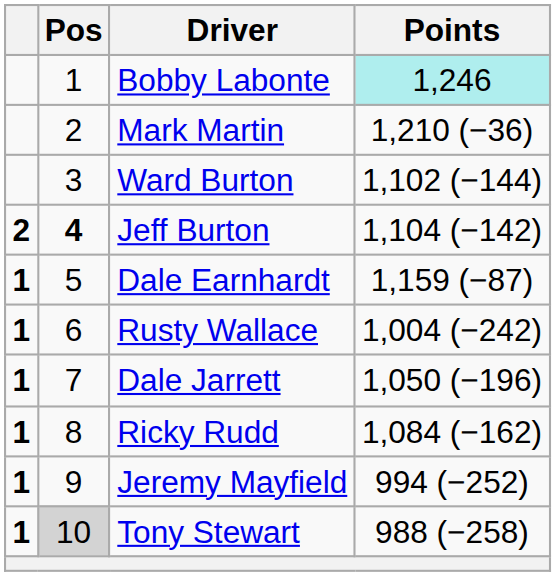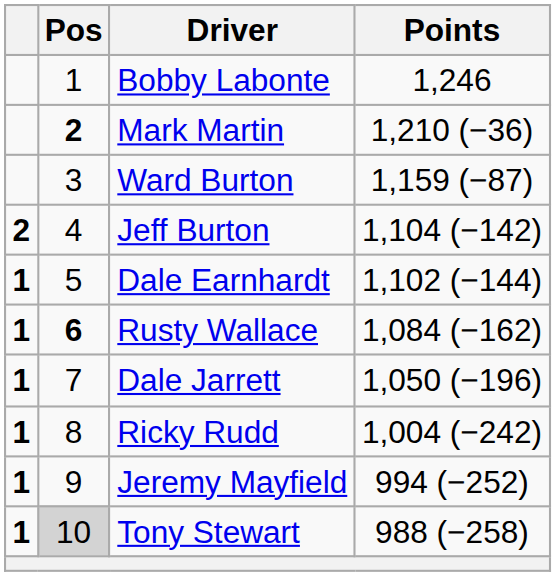(452, 80) paleturquoise background -> (452, 80) no background
(74, 130) normal -> (74, 130) bold
(452, 180) 1,102 (−144) -> (452, 180) 1,159 (−87)
(74, 230) bold -> (74, 230) normal
(452, 281) 1,159 (−87) -> (452, 281) 1,102 (−144)
(74, 331) normal -> (74, 331) bold
(452, 331) 1,004 (−242) -> (452, 331) 1,084 (−162)
(452, 431) 1,084 (−162) -> (452, 431) 1,004 (−242)
